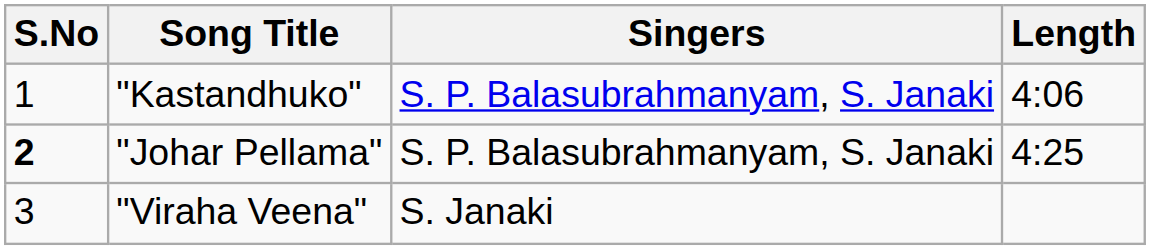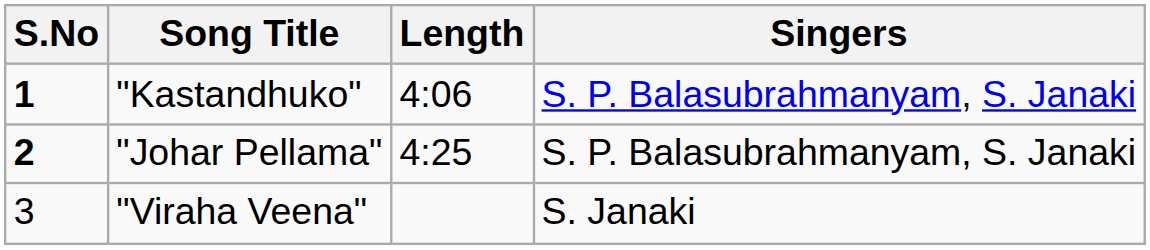columns swapped: (697, 34) <-> (1074, 34)
(24, 93) normal -> (24, 93) bold
